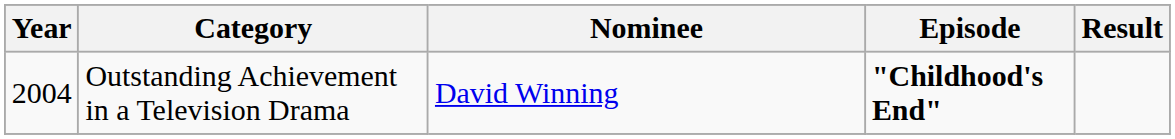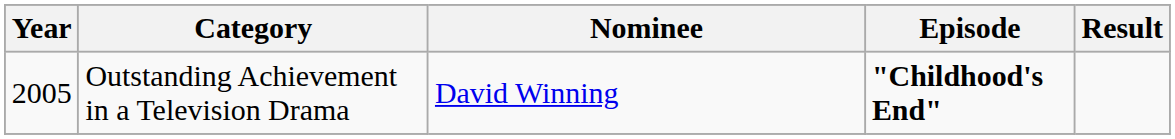(42, 92) 2004 -> (42, 92) 2005
